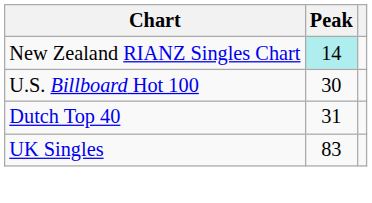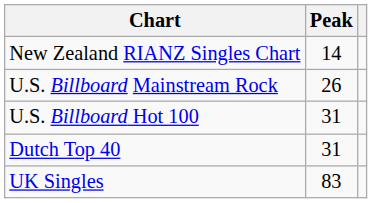(331, 52) paleturquoise background -> (331, 52) no background
+ row: (144, 85)
(331, 85) 30 -> (331, 117) 31
